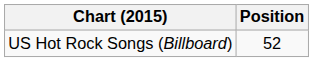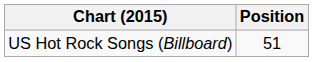(272, 43) 52 -> (272, 43) 51
